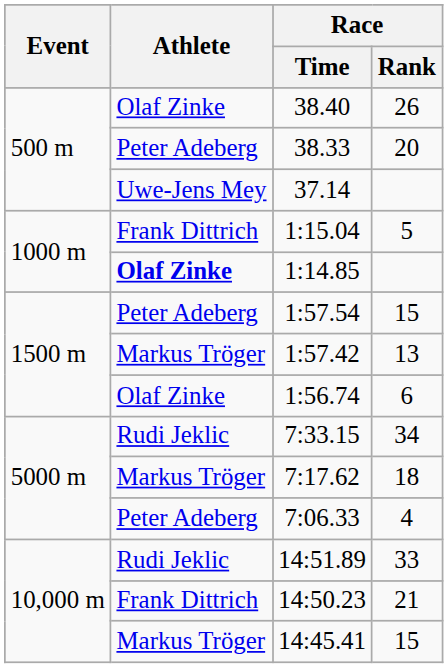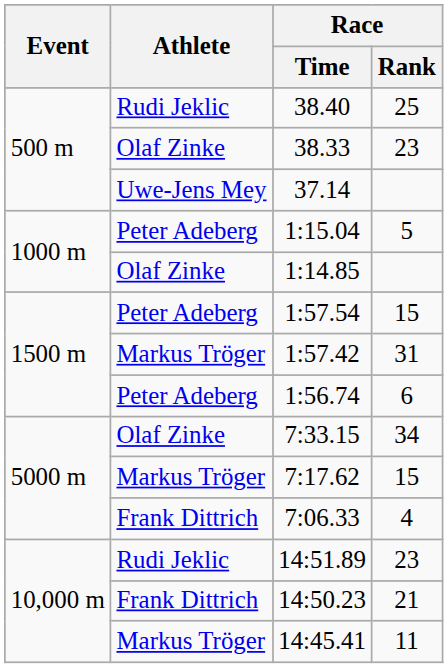(171, 107) Olaf Zinke -> (173, 107) Rudi Jeklic
(407, 107) 26 -> (407, 107) 25
(187, 148) Peter Adeberg -> (171, 148) Olaf Zinke
(407, 148) 20 -> (407, 148) 23
(187, 230) Frank Dittrich -> (187, 230) Peter Adeberg
(174, 271) bold -> (171, 271) normal
(407, 354) 13 -> (407, 354) 31
(171, 395) Olaf Zinke -> (187, 395) Peter Adeberg
(173, 436) Rudi Jeklic -> (171, 436) Olaf Zinke
(407, 477) 18 -> (407, 477) 15
(187, 518) Peter Adeberg -> (187, 518) Frank Dittrich
(407, 559) 33 -> (407, 559) 23
(407, 641) 15 -> (407, 641) 11
